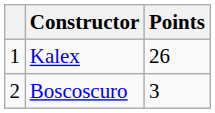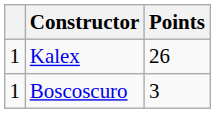(15, 91) 2 -> (15, 91) 1
